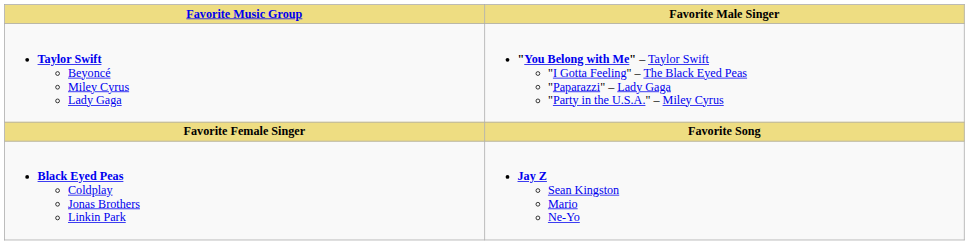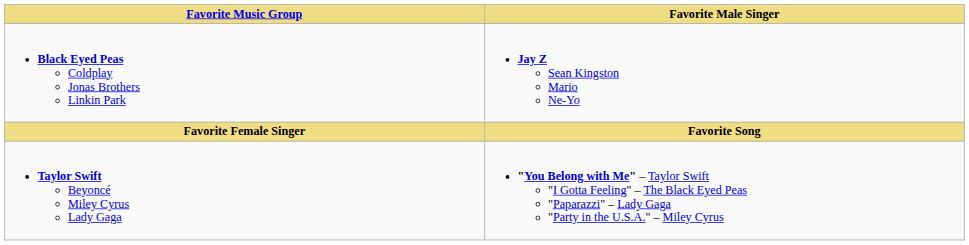rows swapped: (244, 197) <-> (244, 80)
